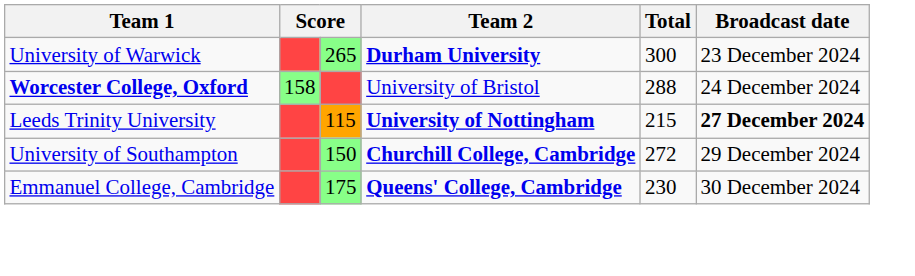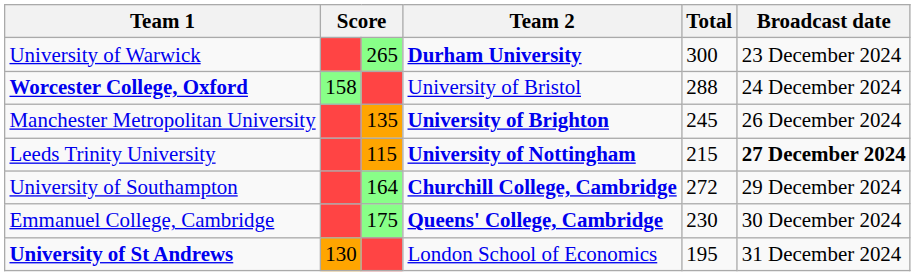+ row: (163, 120)
(341, 154) 150 -> (382, 187) 164
+ row: (121, 253)
